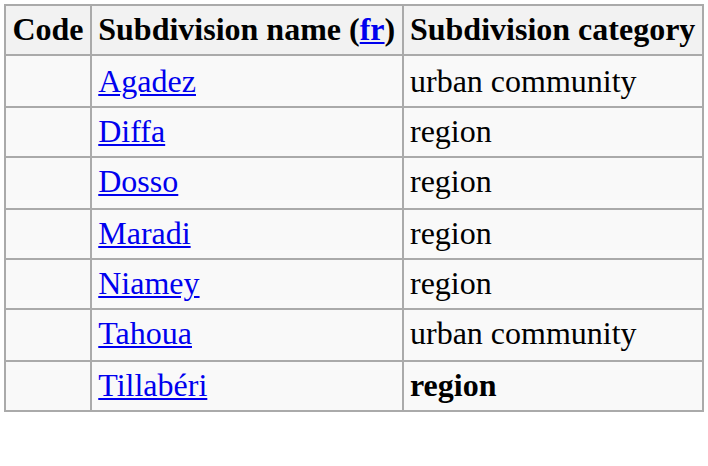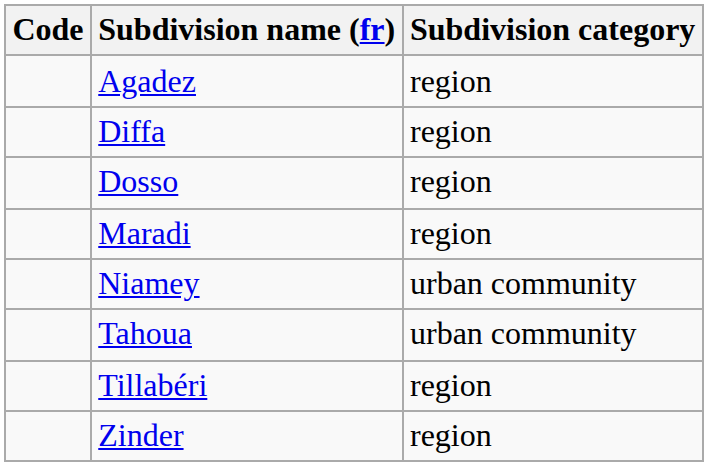(523, 80) urban community -> (451, 80) region
(451, 283) region -> (523, 283) urban community
(453, 385) bold -> (451, 385) normal
+ row: (141, 435)
